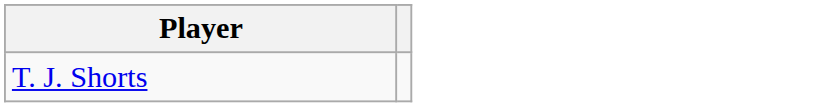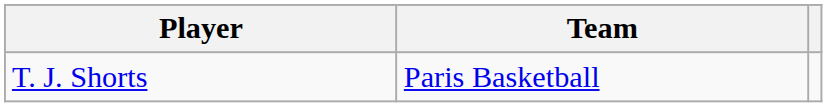+ column: (602, 28)
